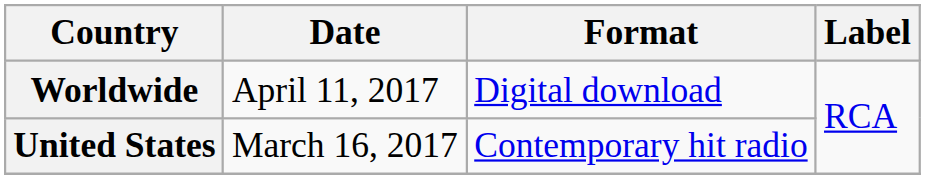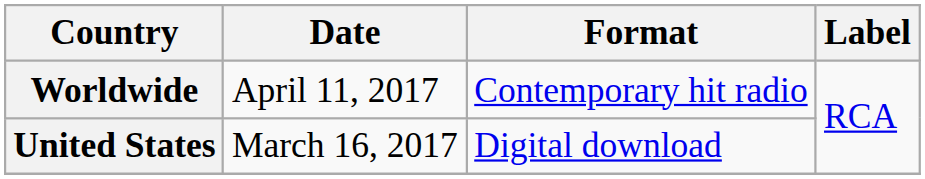(598, 88) Digital download -> (641, 88) Contemporary hit radio
(641, 145) Contemporary hit radio -> (598, 145) Digital download
